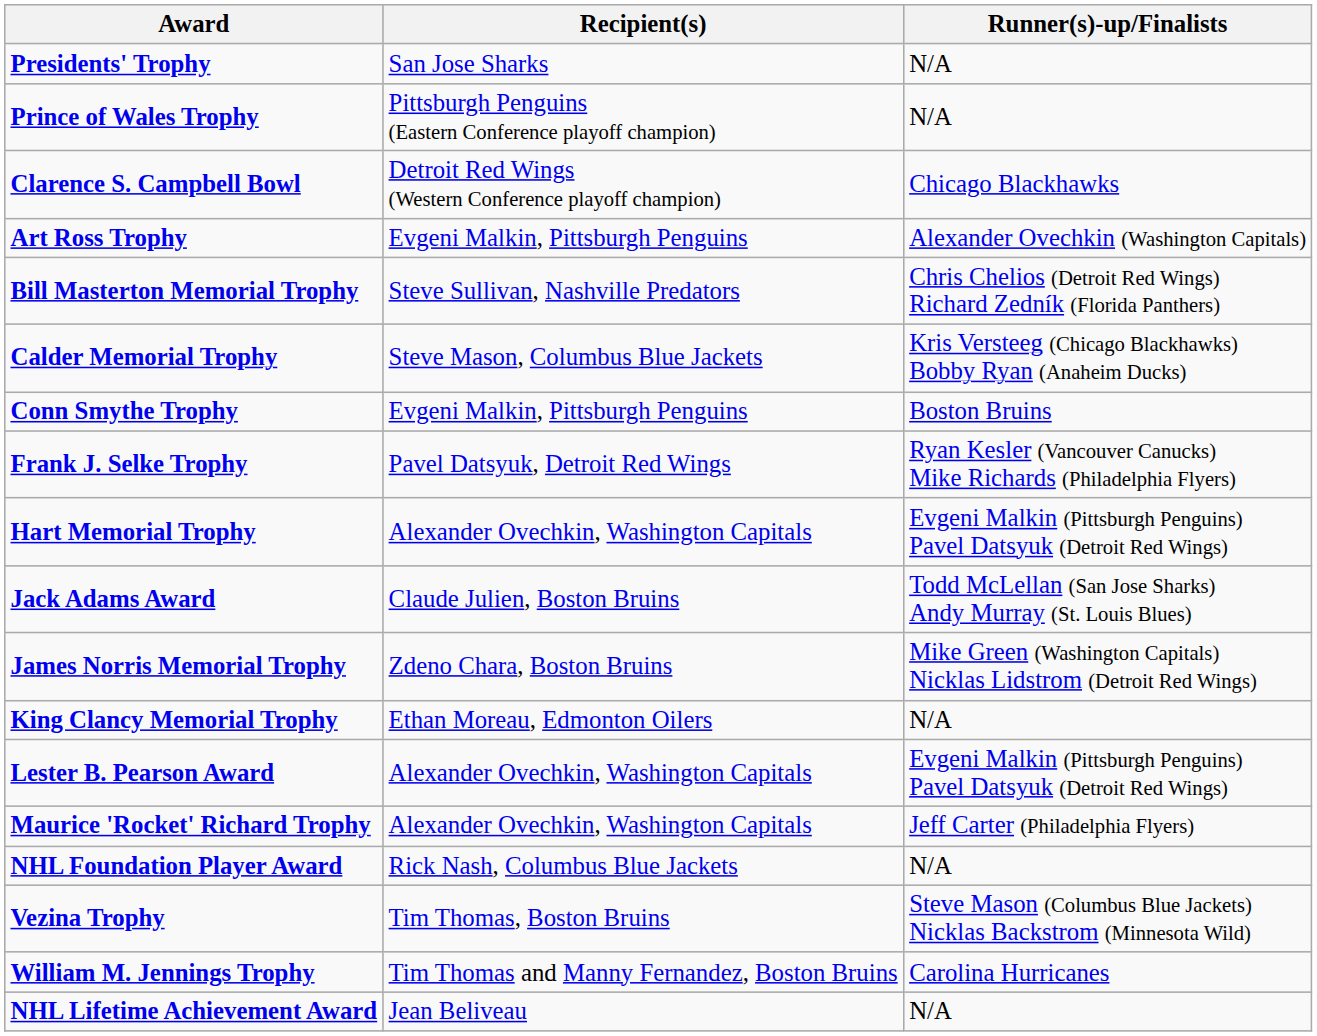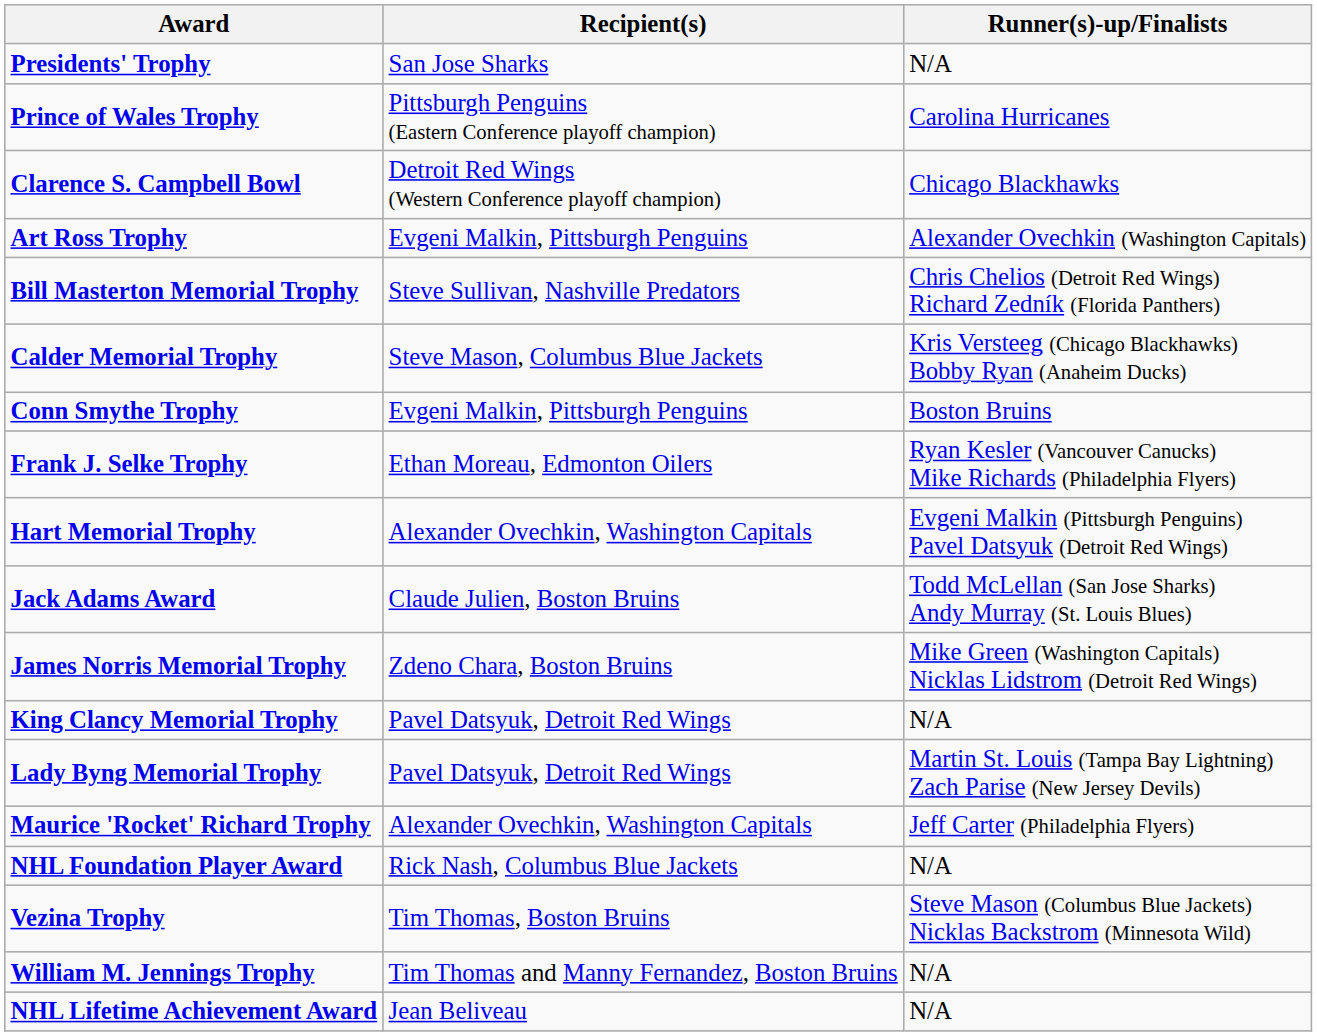(930, 116) N/A -> (1009, 116) Carolina Hurricanes
(560, 464) Pavel Datsyuk, Detroit Red Wings -> (550, 464) Ethan Moreau, Edmonton Oilers
(550, 719) Ethan Moreau, Edmonton Oilers -> (560, 719) Pavel Datsyuk, Detroit Red Wings
+ row: (166, 772)
- row: (142, 772)
(1009, 971) Carolina Hurricanes -> (930, 971) N/A
